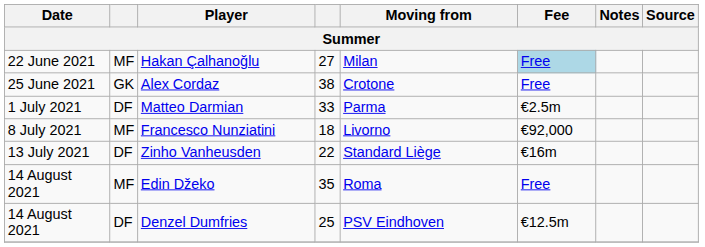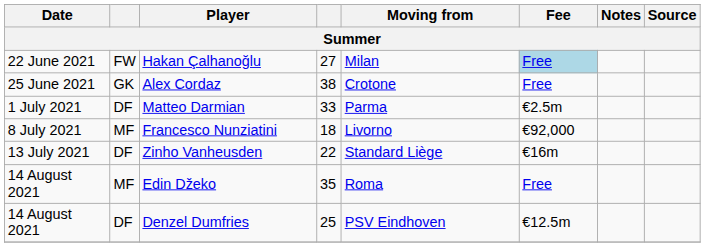(124, 61) MF -> (125, 61) FW
